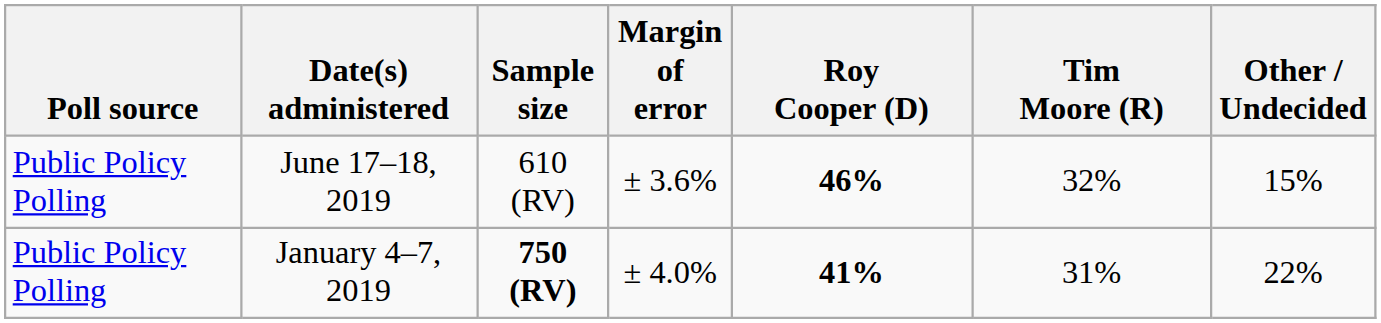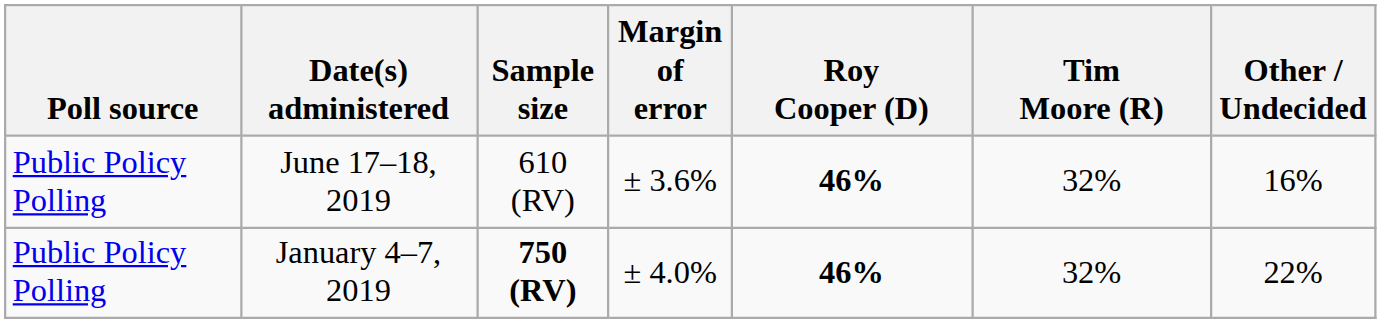(1293, 180) 15% -> (1293, 180) 16%
(851, 272) 41% -> (851, 272) 46%
(1092, 272) 31% -> (1092, 272) 32%
